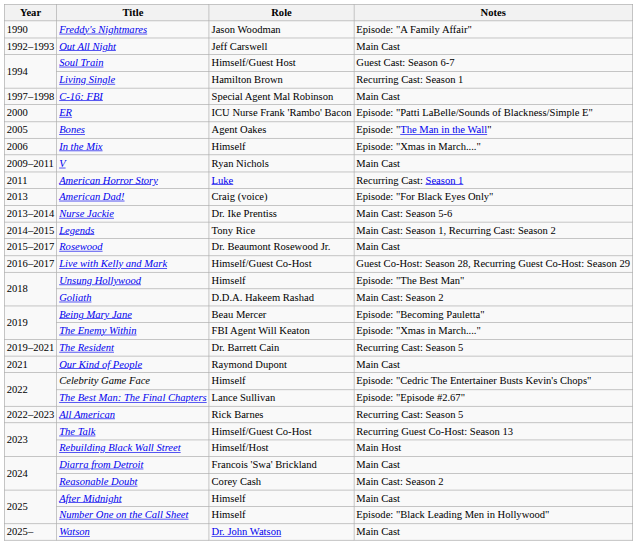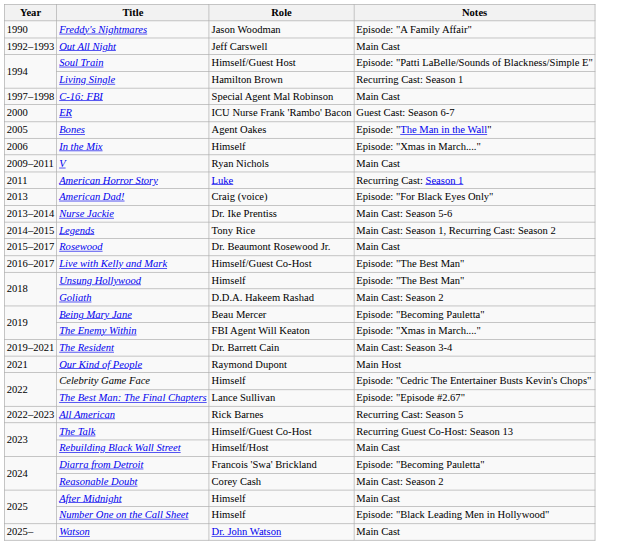(405, 63) Guest Cast: Season 6-7 -> (475, 63) Episode: "Patti LaBelle/Sounds of Blackness/Simple E"
(475, 113) Episode: "Patti LaBelle/Sounds of Blackness/Simple E" -> (405, 113) Guest Cast: Season 6-7
(493, 264) Guest Co-Host: Season 28, Recurring Guest Co-Host: Season 29 -> (410, 264) Episode: "The Best Man"
(410, 347) Recurring Cast: Season 5 -> (404, 347) Main Cast: Season 3-4
(378, 364) Main Cast -> (379, 364) Main Host
(379, 448) Main Host -> (378, 448) Main Cast
(378, 465) Main Cast -> (420, 465) Episode: "Becoming Pauletta"
